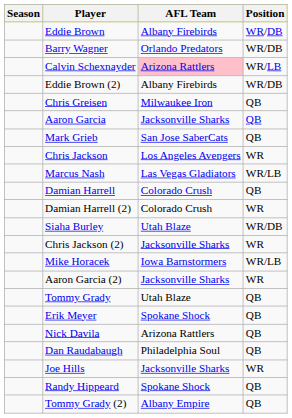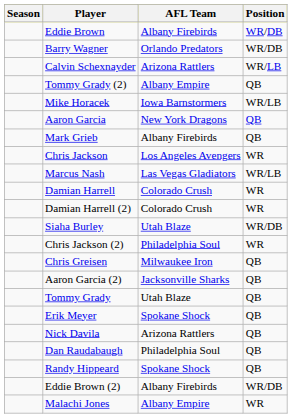(178, 66) pink background -> (178, 66) no background
rows swapped: (83, 84) <-> (86, 404)
rows swapped: (77, 262) <-> (76, 102)
(185, 119) Jacksonville Sharks -> (184, 119) New York Dragons
(184, 137) San Jose SaberCats -> (179, 137) Albany Firebirds
(254, 191) QB -> (255, 191) WR
(185, 244) Jacksonville Sharks -> (180, 244) Philadelphia Soul
(255, 279) WR -> (254, 279) QB
- row: (65, 368)
+ row: (77, 404)
